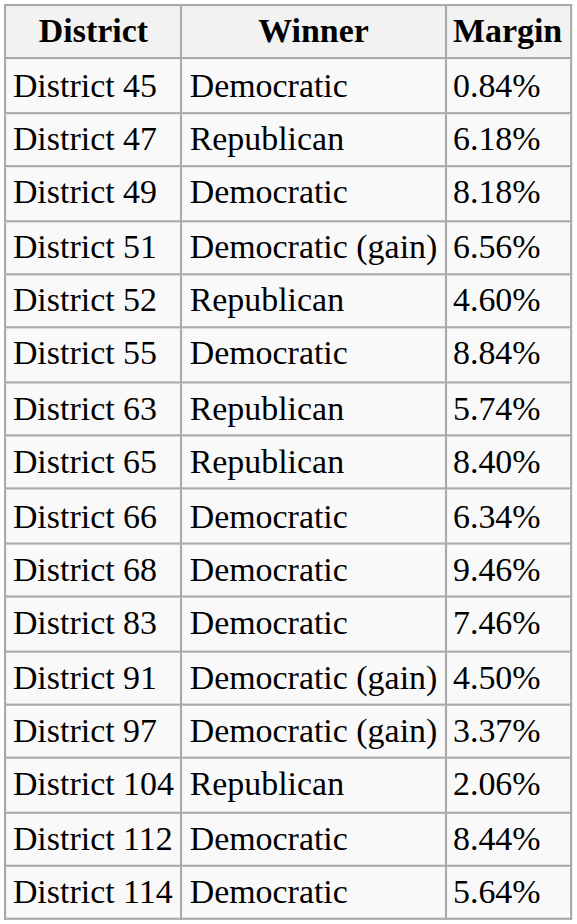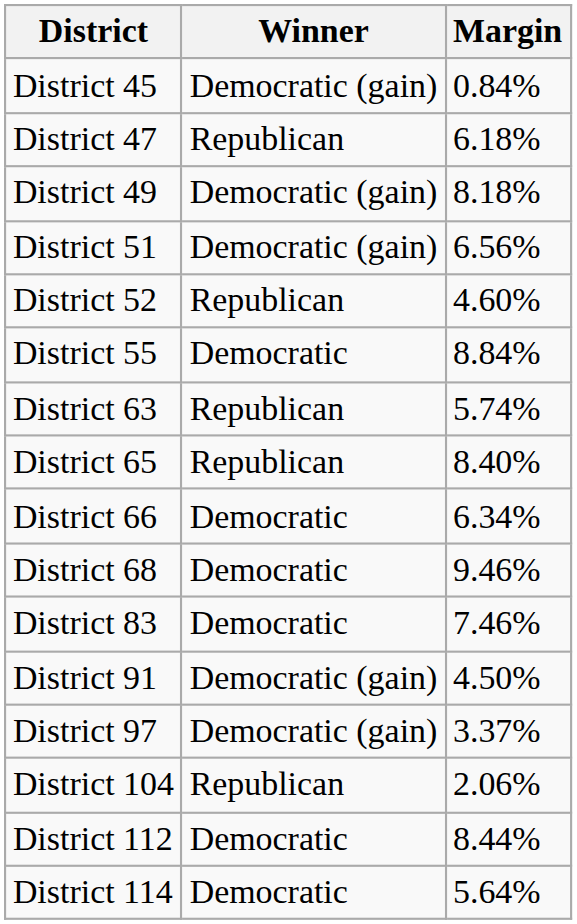(269, 85) Democratic -> (313, 85) Democratic (gain)
(269, 192) Democratic -> (313, 192) Democratic (gain)
